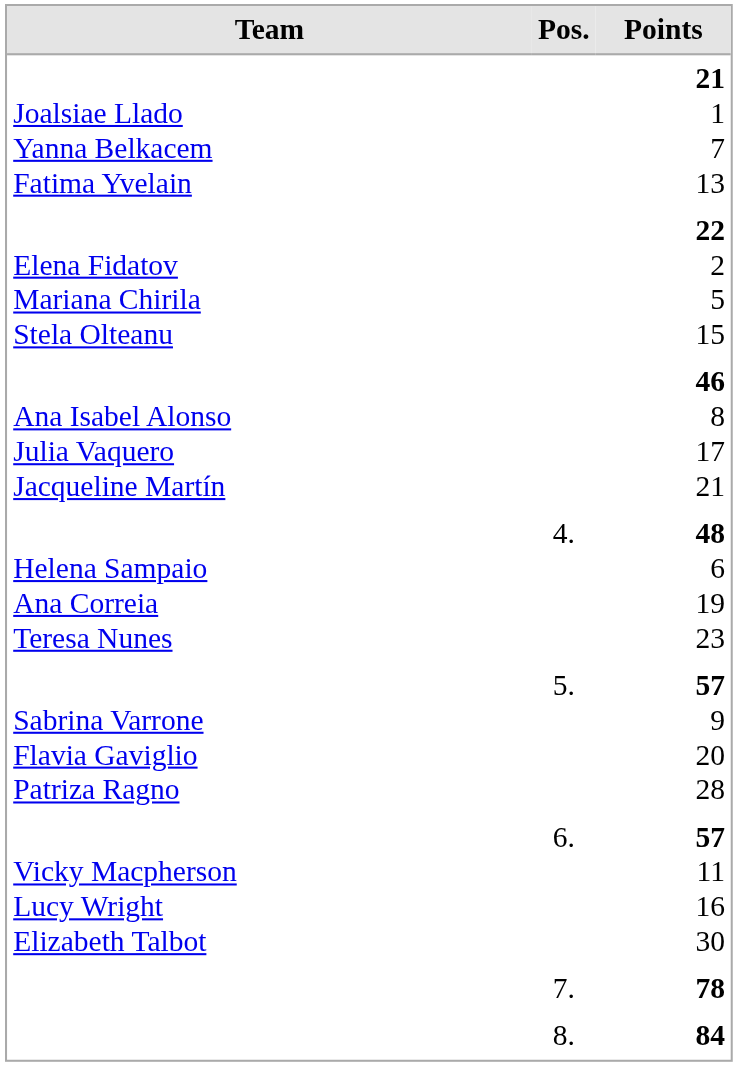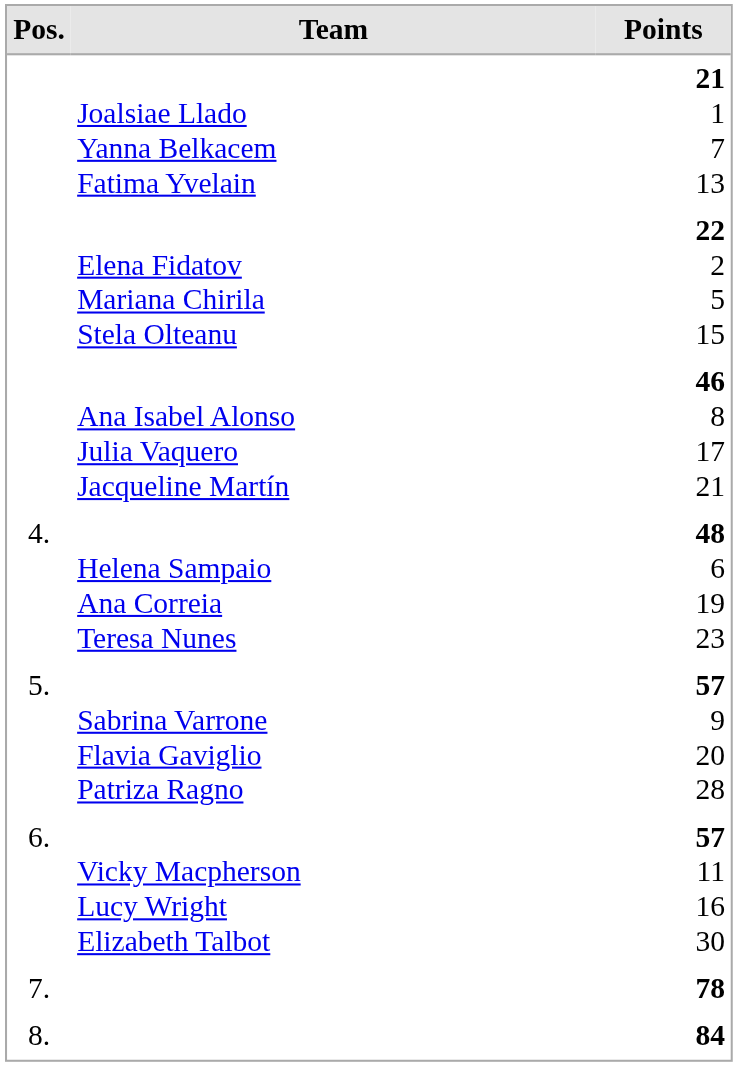columns swapped: (564, 29) <-> (269, 29)
